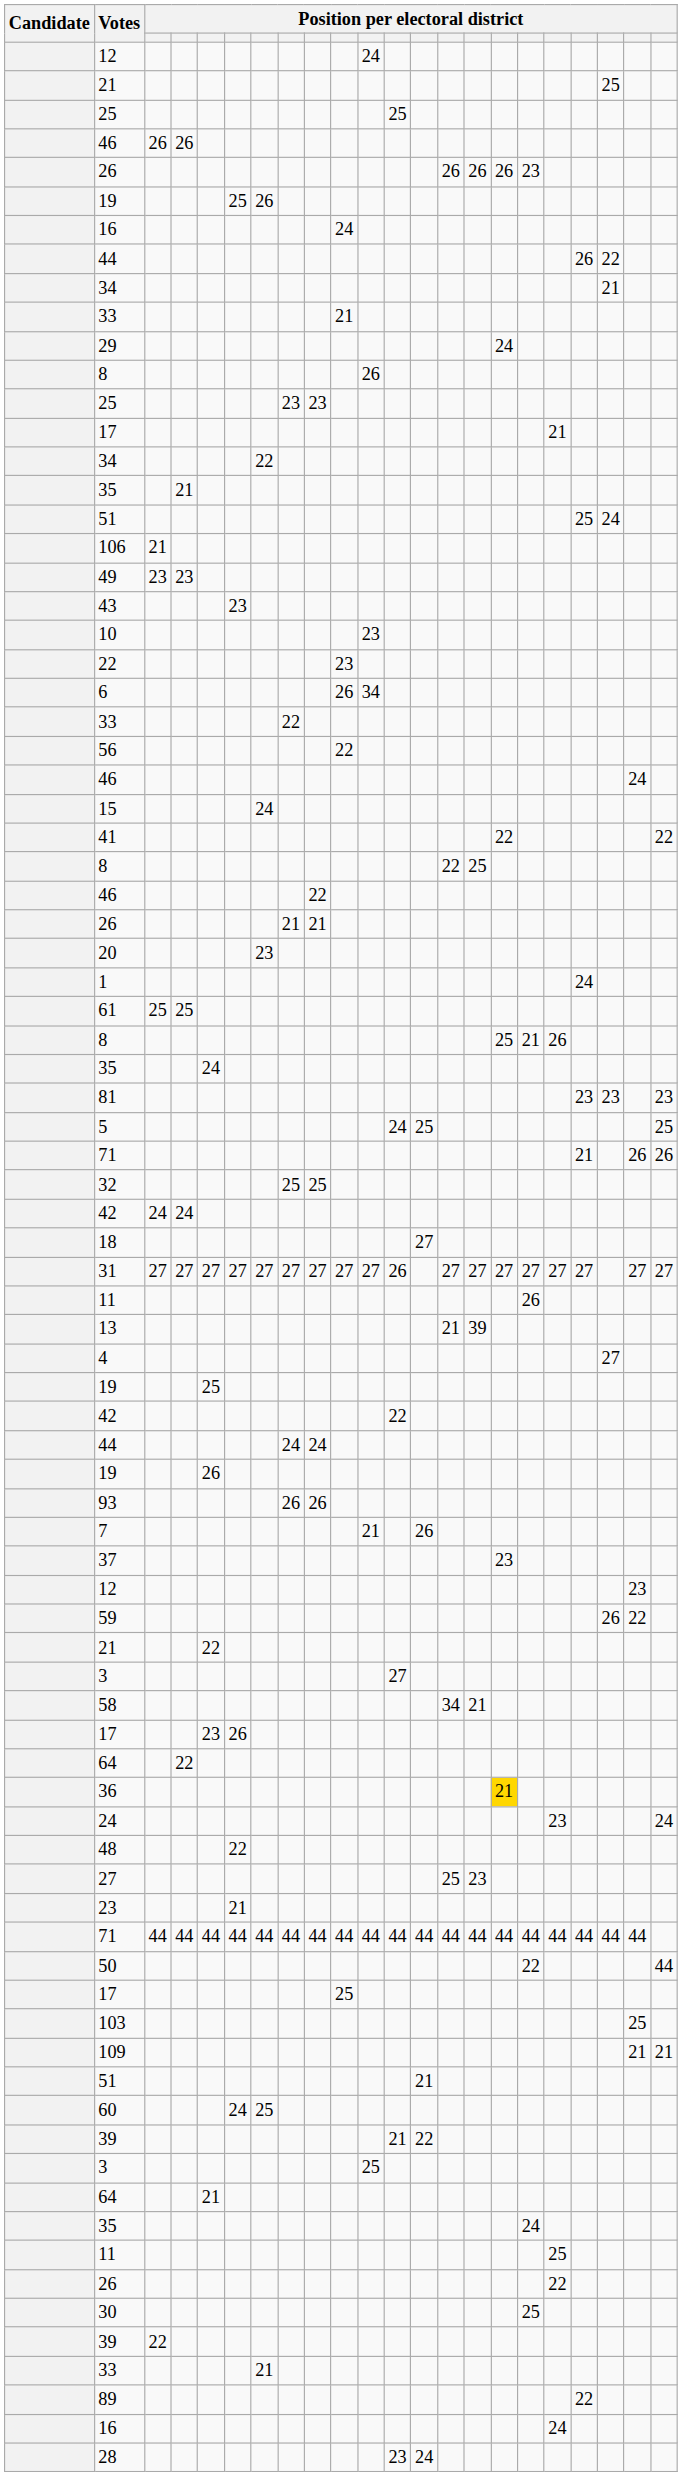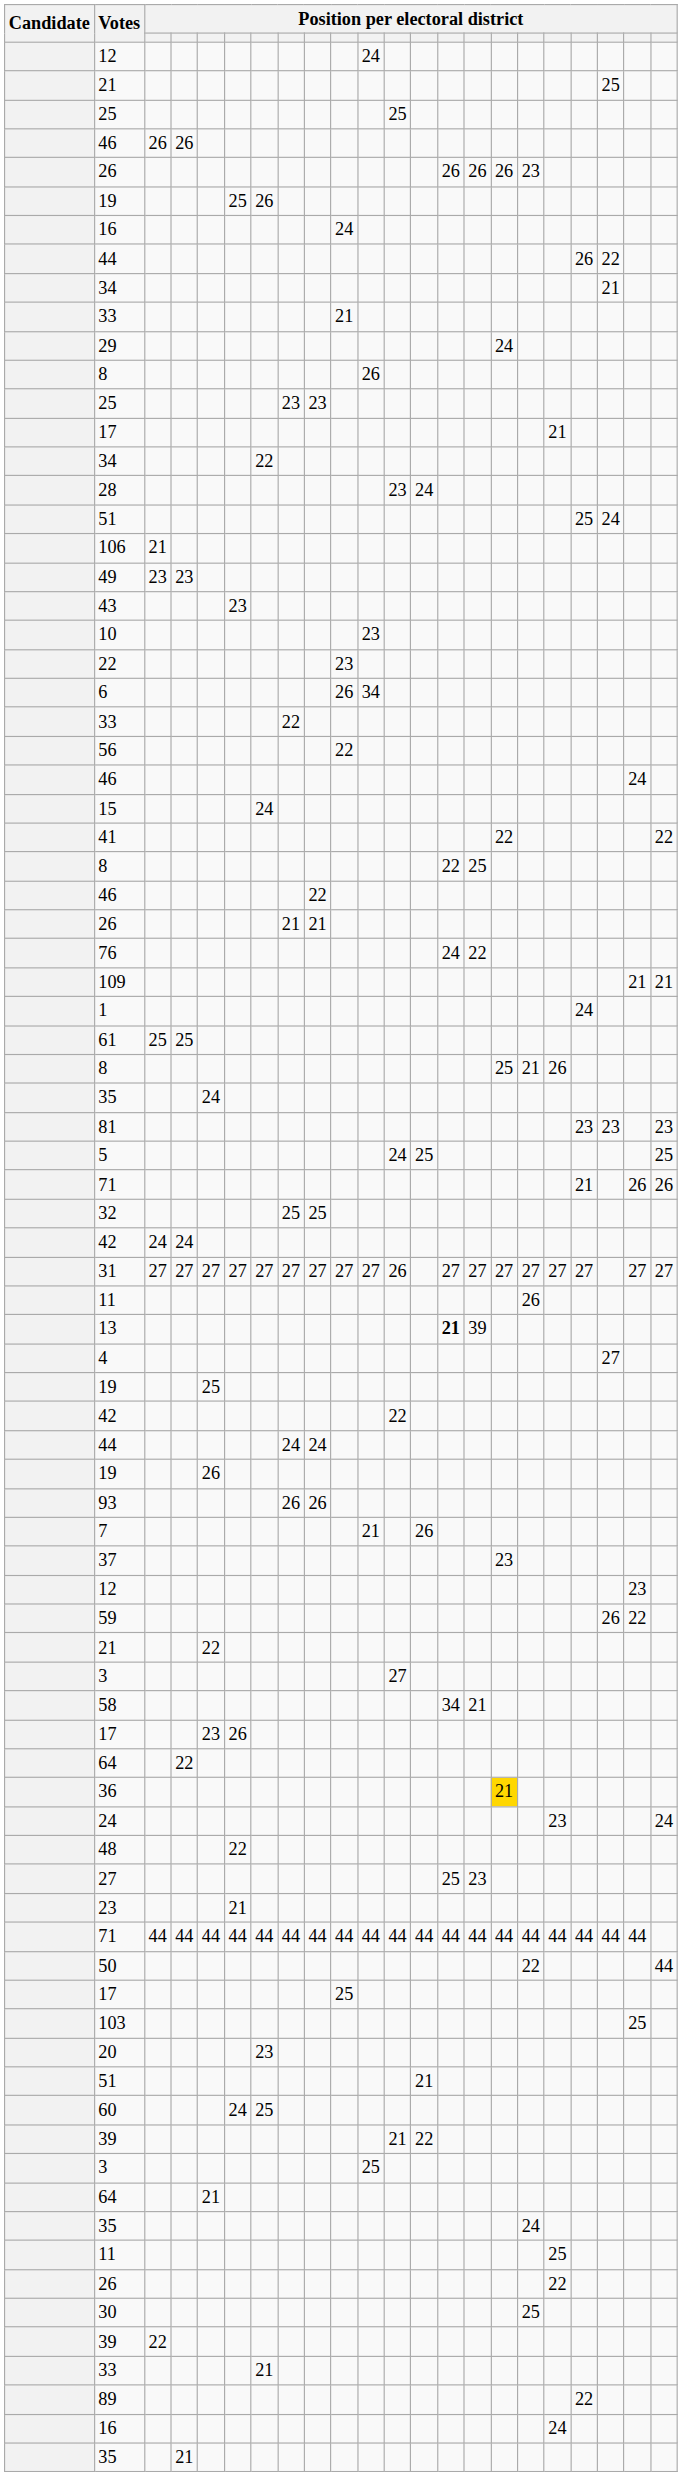rows swapped: (107, 490) <-> (107, 2457)
+ row: (107, 953)
rows swapped: (112, 2052) <-> (107, 953)
- row: (107, 1242)
(451, 1329) normal -> (451, 1329) bold
